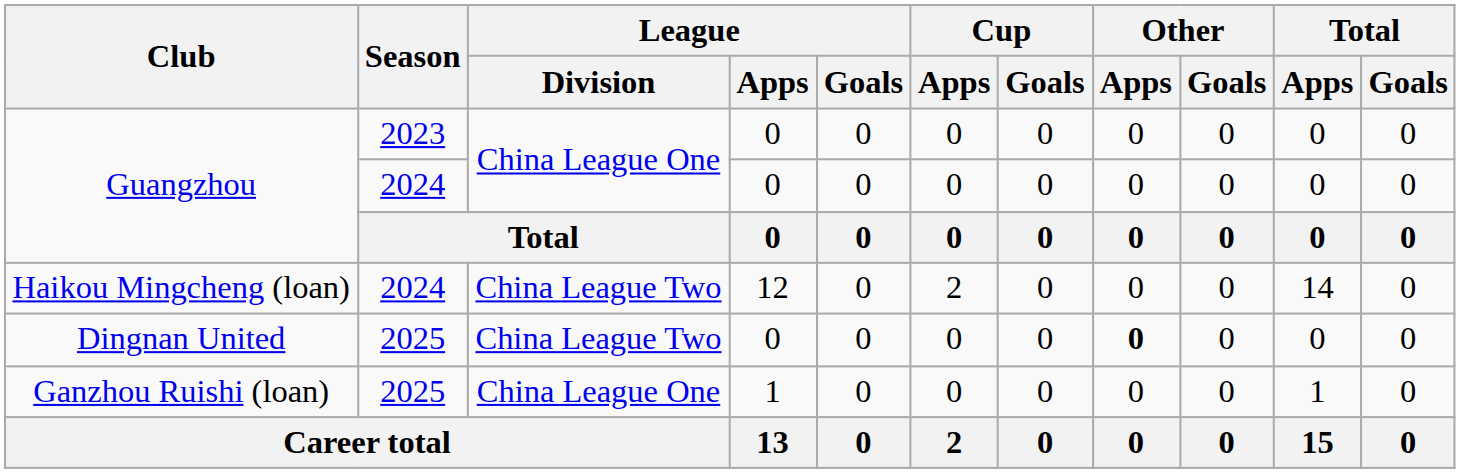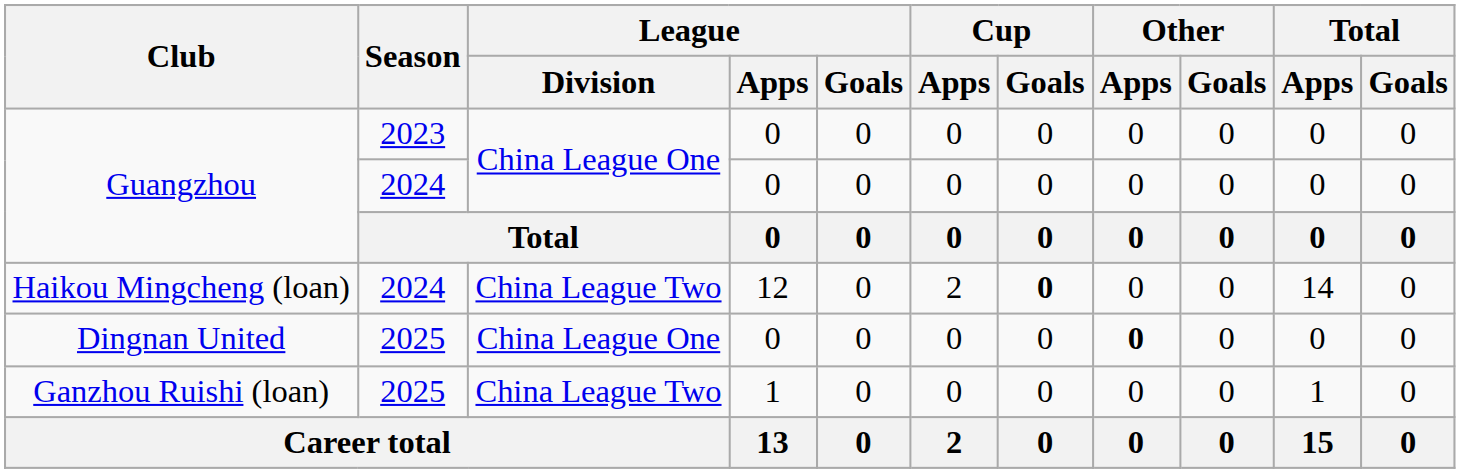(1045, 287) normal -> (1045, 287) bold
(599, 339) China League Two -> (598, 339) China League One
(598, 390) China League One -> (599, 390) China League Two
